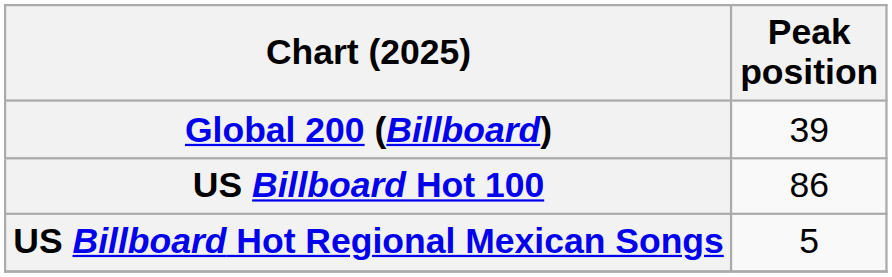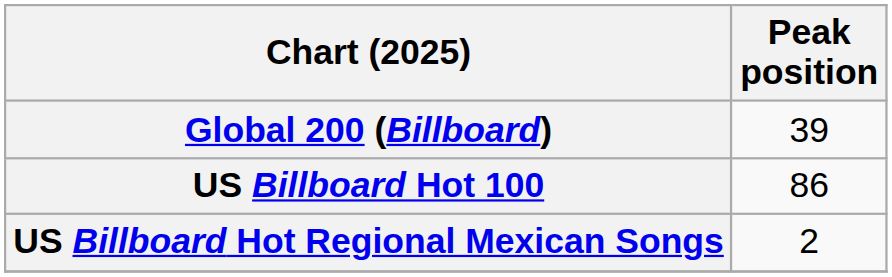(809, 241) 5 -> (809, 241) 2
